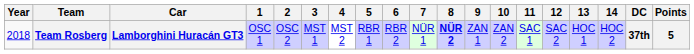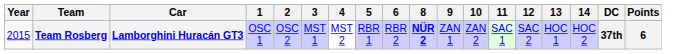- column: (423, 12)
(19, 35) 2018 -> (19, 35) 2015
(671, 35) 5 -> (643, 35) 6
